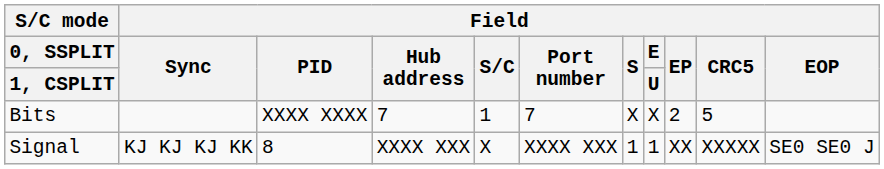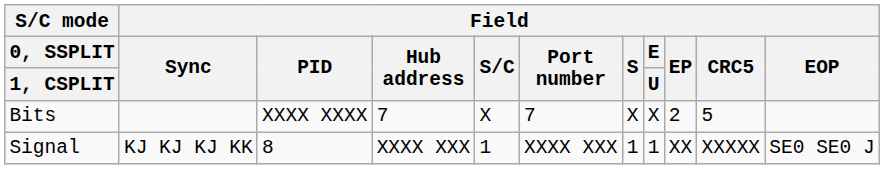(485, 116) 1 -> (485, 116) X
(485, 148) X -> (485, 148) 1
